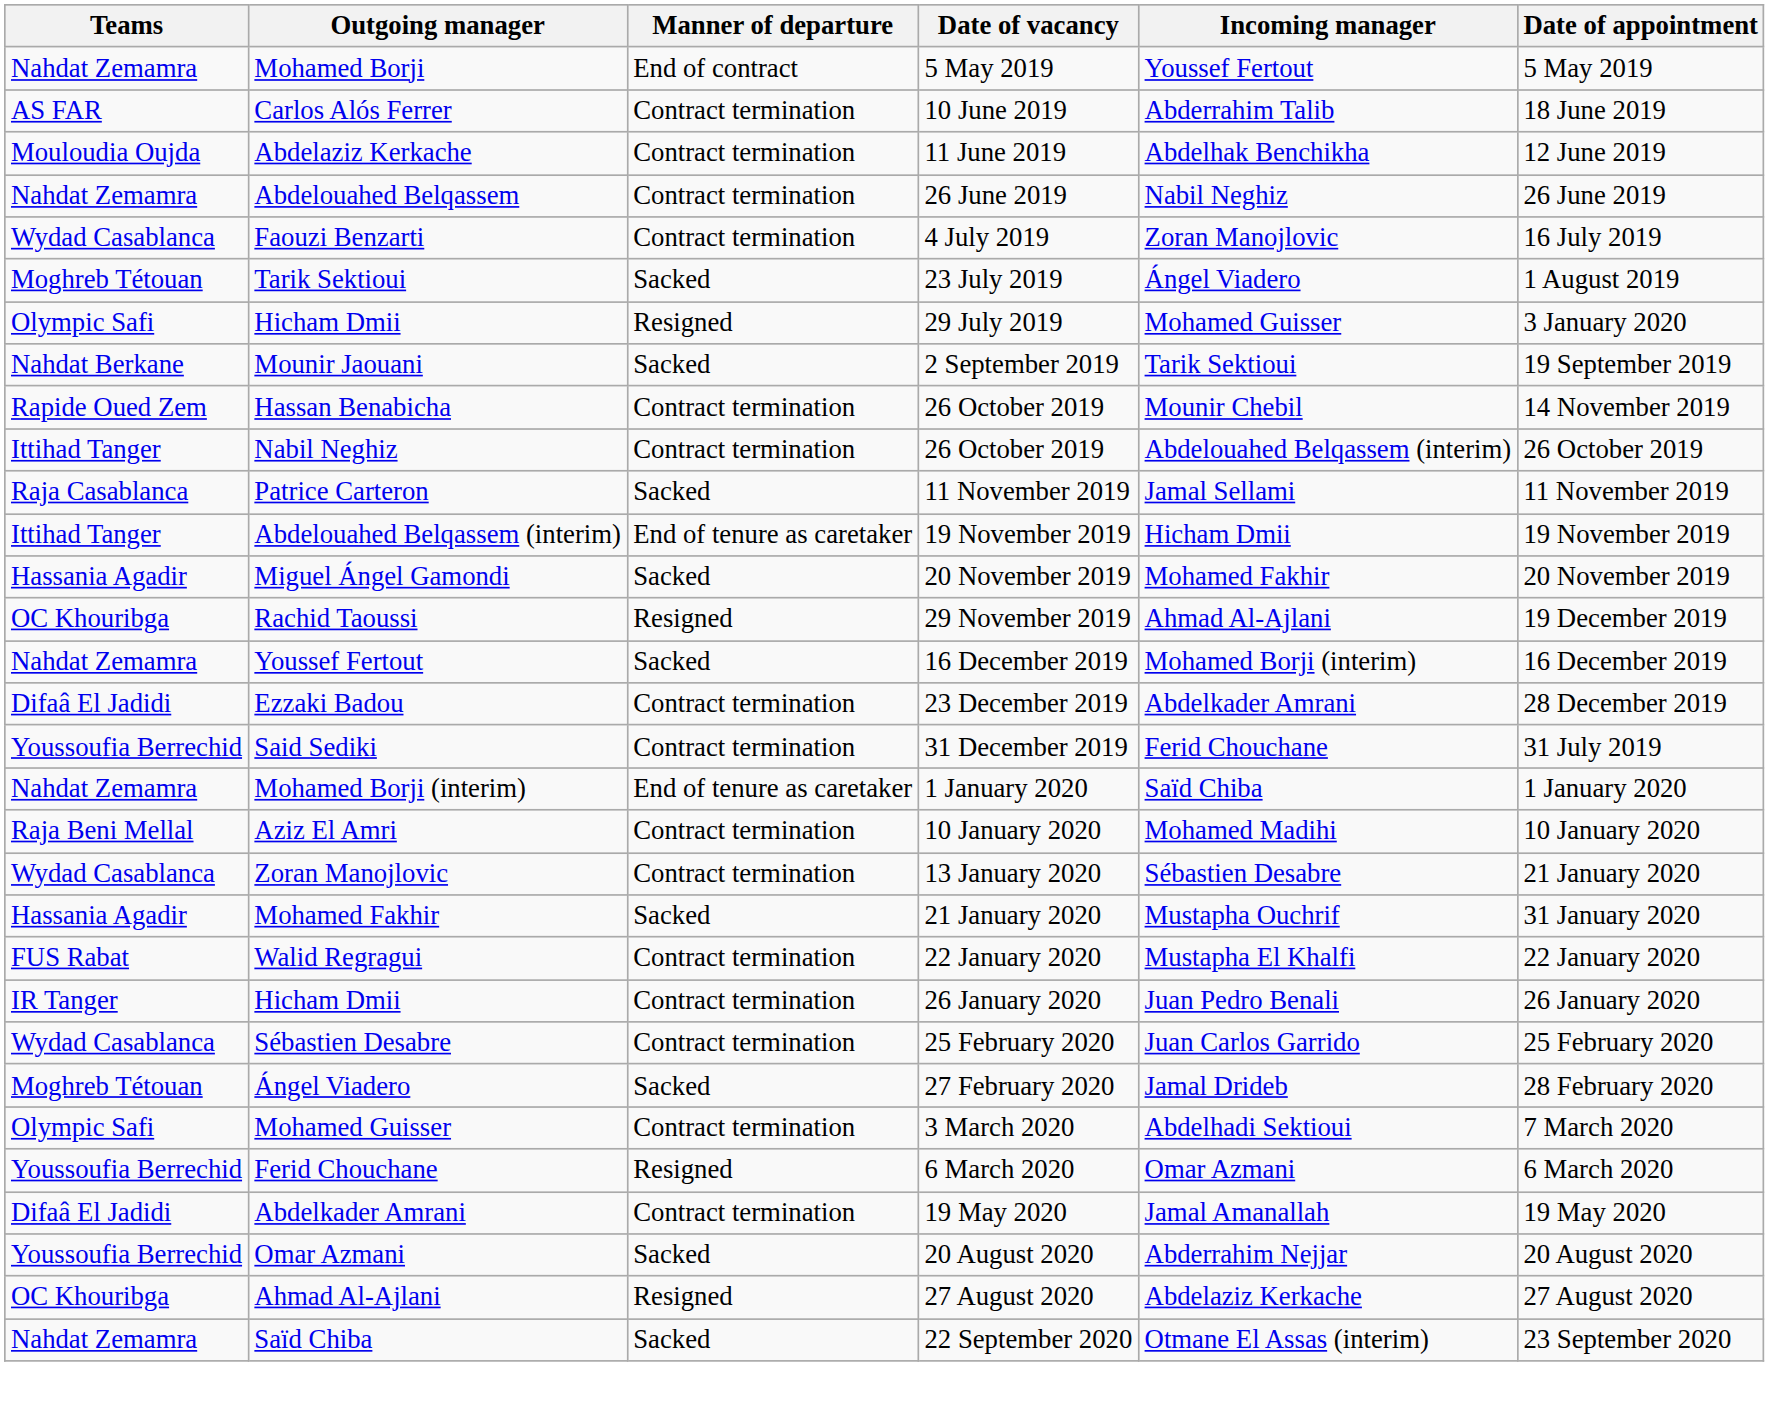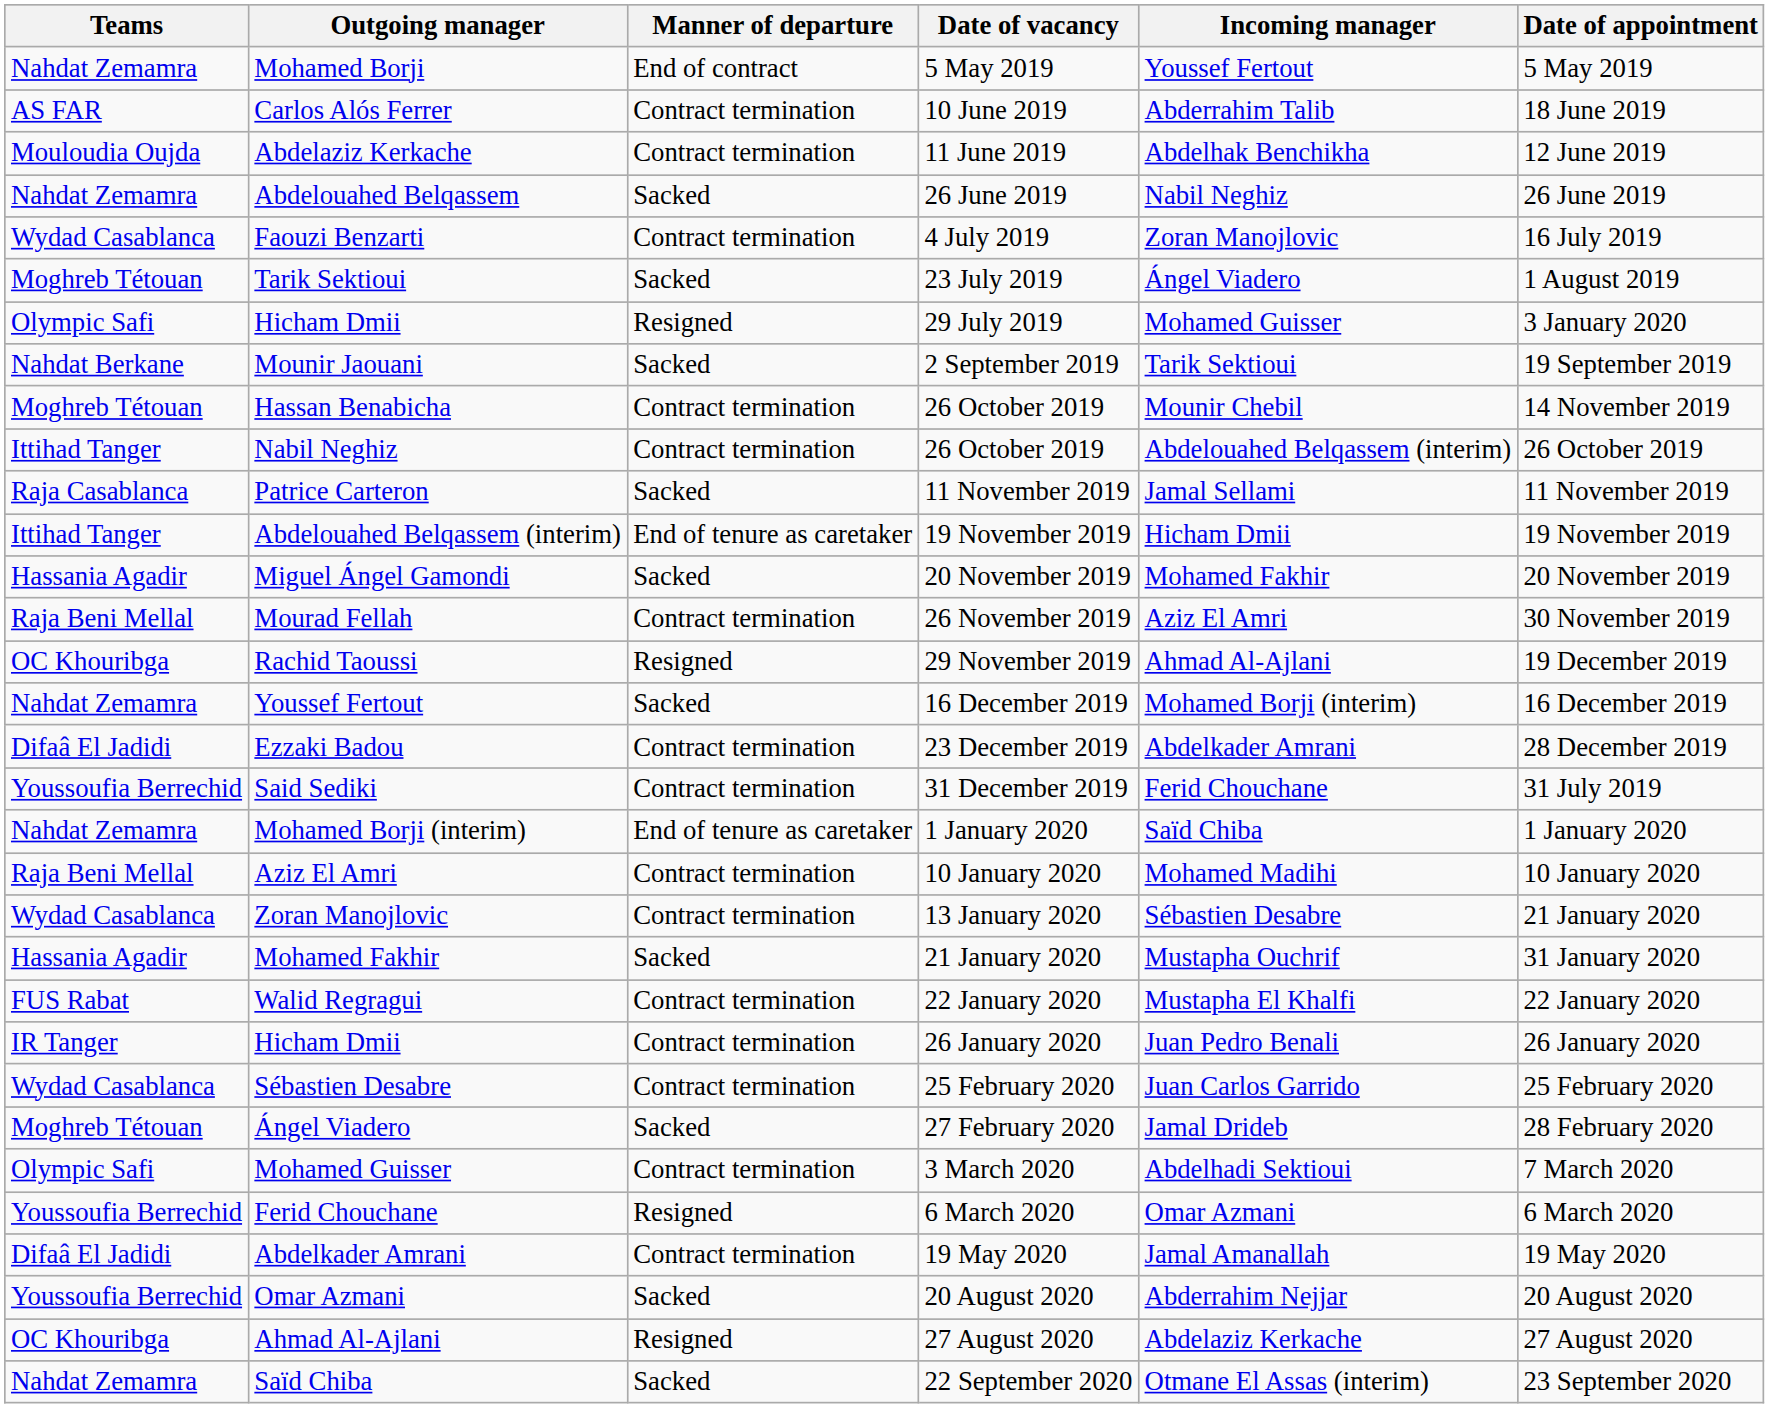(744, 195) Contract termination -> (672, 195) Sacked
(109, 407) Rapide Oued Zem -> (107, 407) Moghreb Tétouan
+ row: (333, 618)
